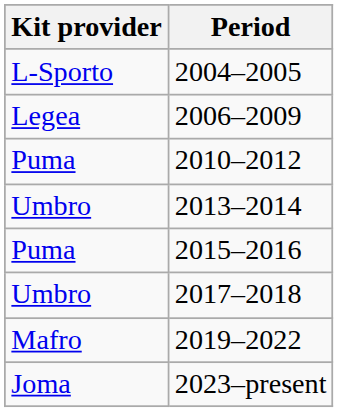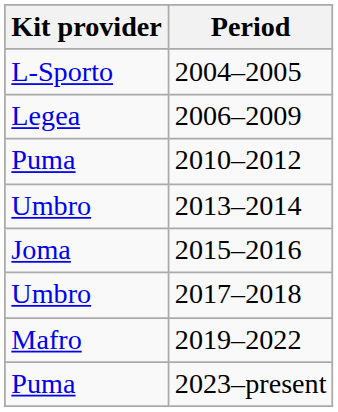(43, 250) Puma -> (41, 250) Joma
(41, 384) Joma -> (43, 384) Puma
